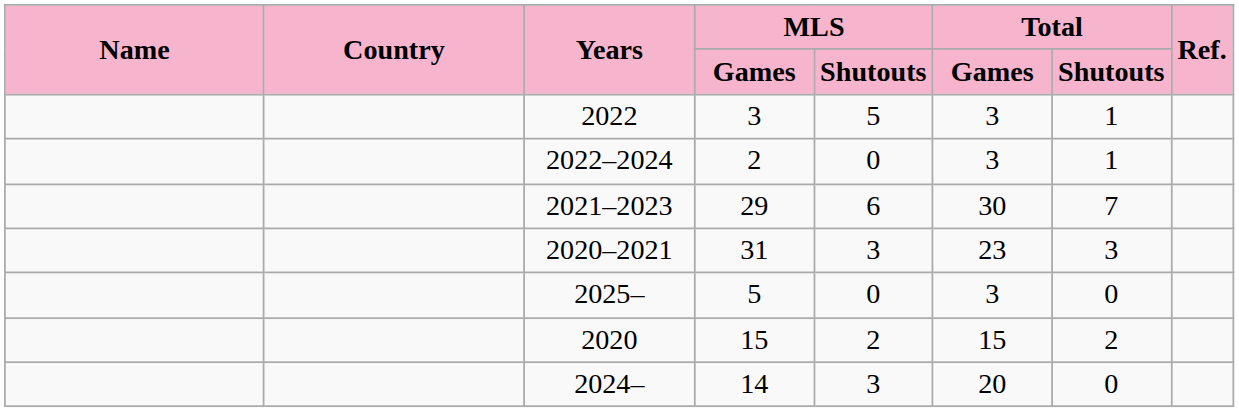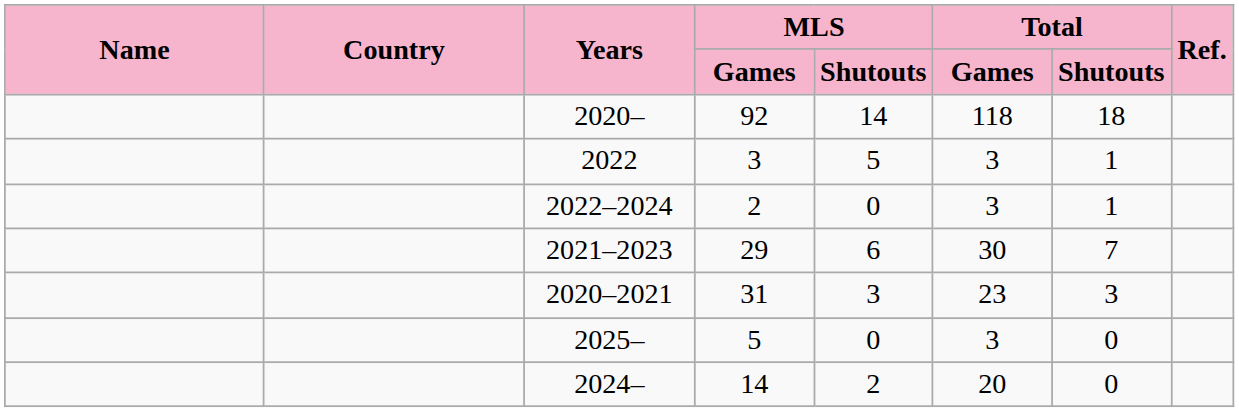+ row: (609, 116)
- row: (609, 339)
(873, 384) 3 -> (873, 384) 2
